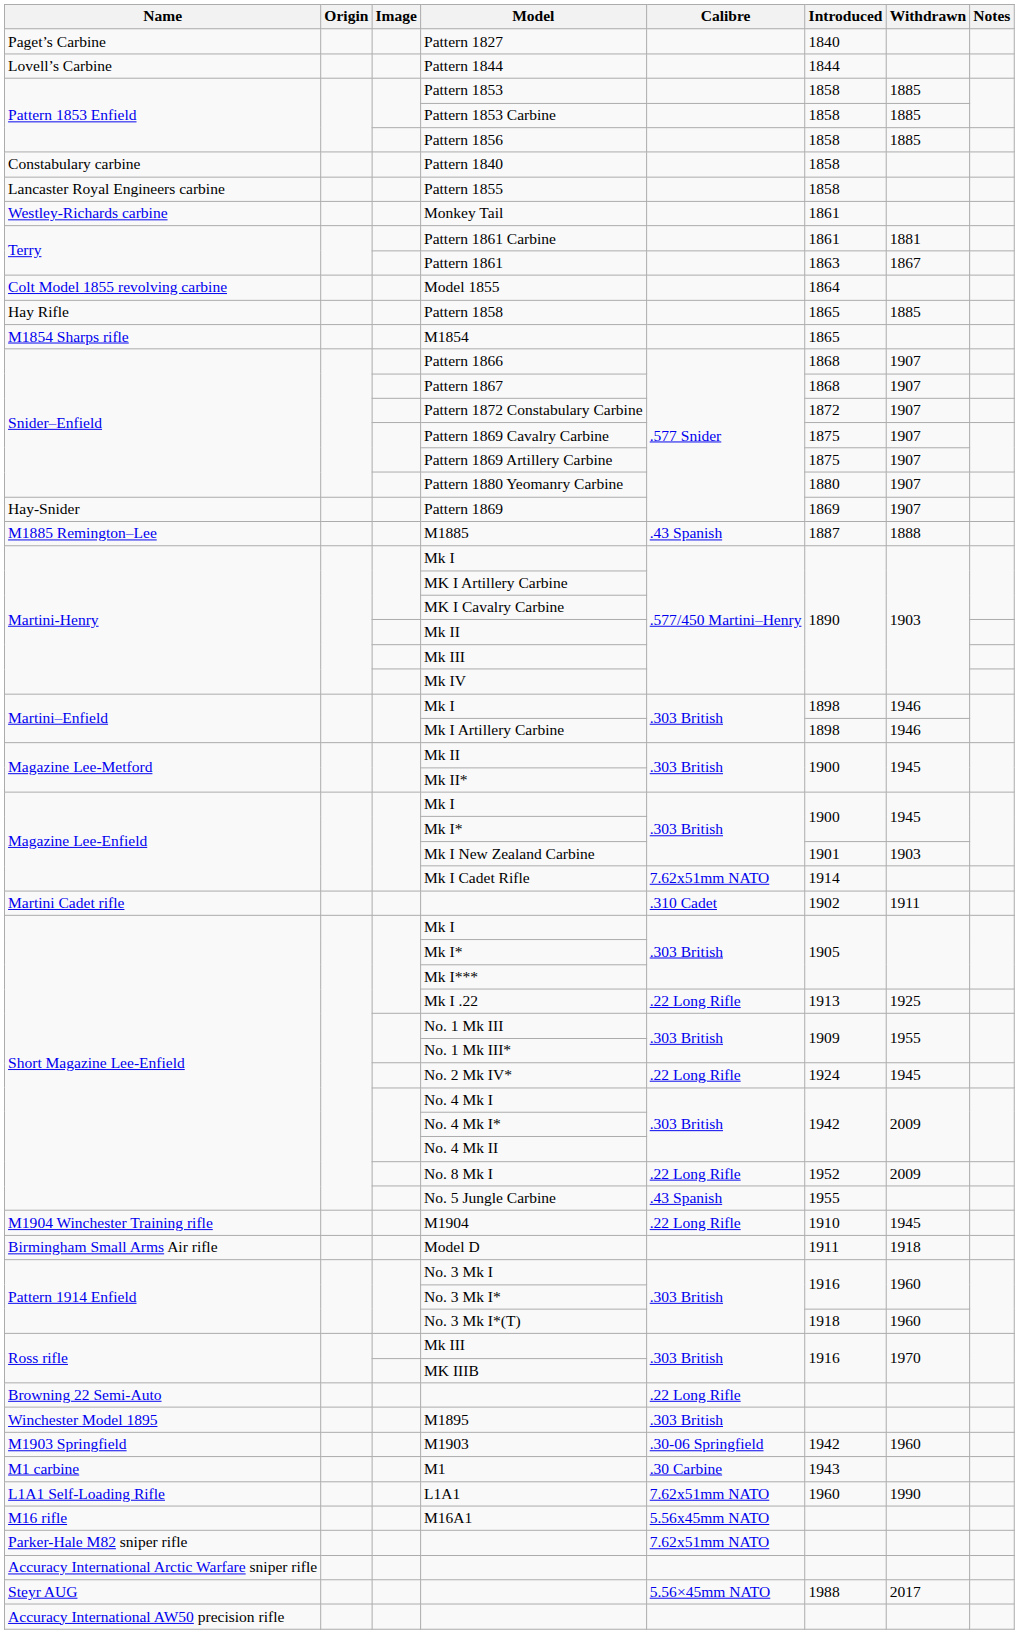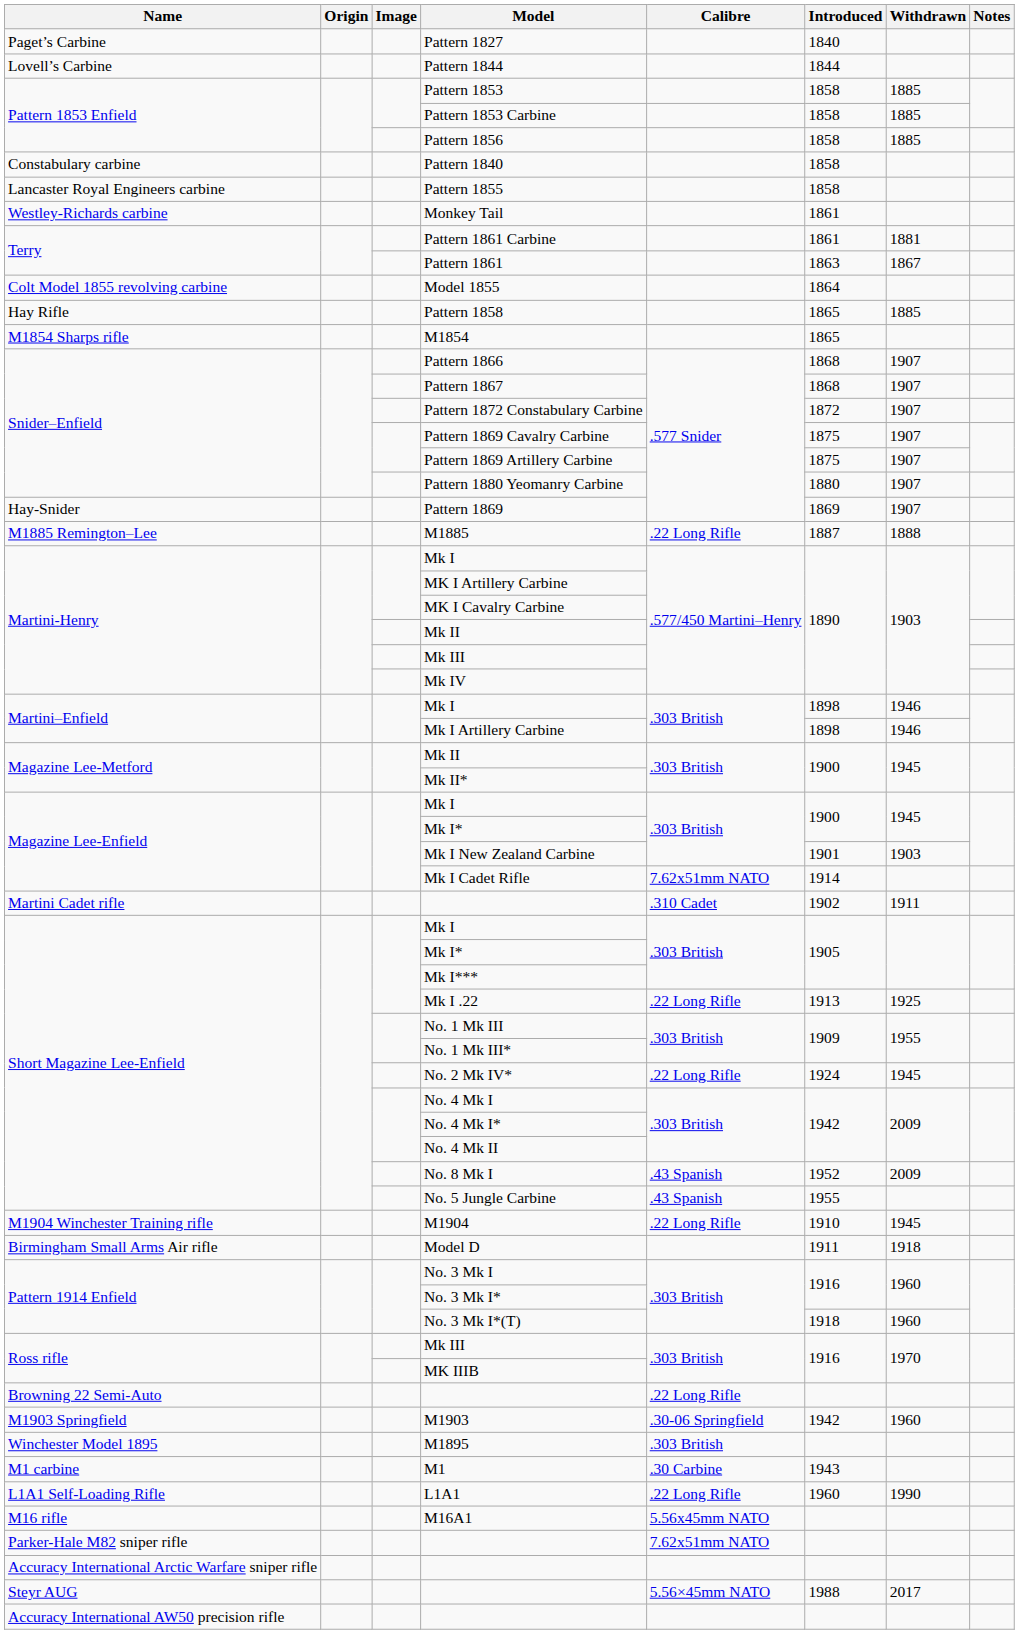(686, 533) .43 Spanish -> (695, 533) .22 Long Rifle
(695, 1173) .22 Long Rifle -> (686, 1173) .43 Spanish
rows swapped: (83, 1419) <-> (67, 1444)
(710, 1493) 7.62x51mm NATO -> (695, 1493) .22 Long Rifle
